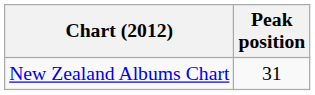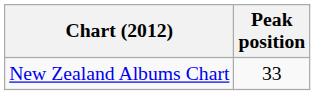(272, 73) 31 -> (272, 73) 33
